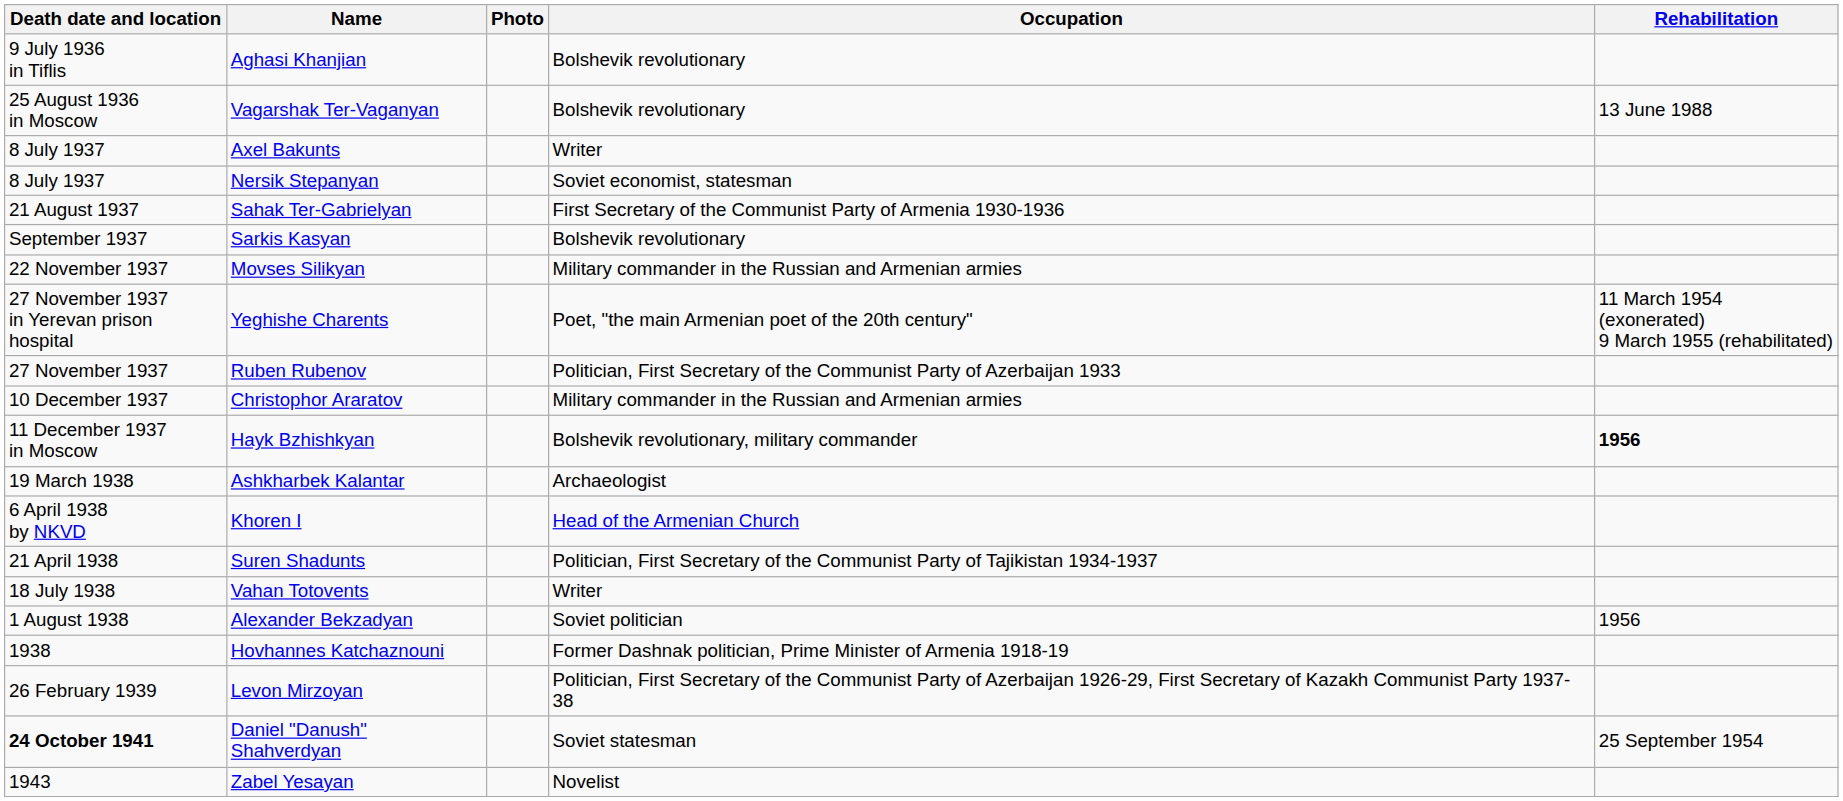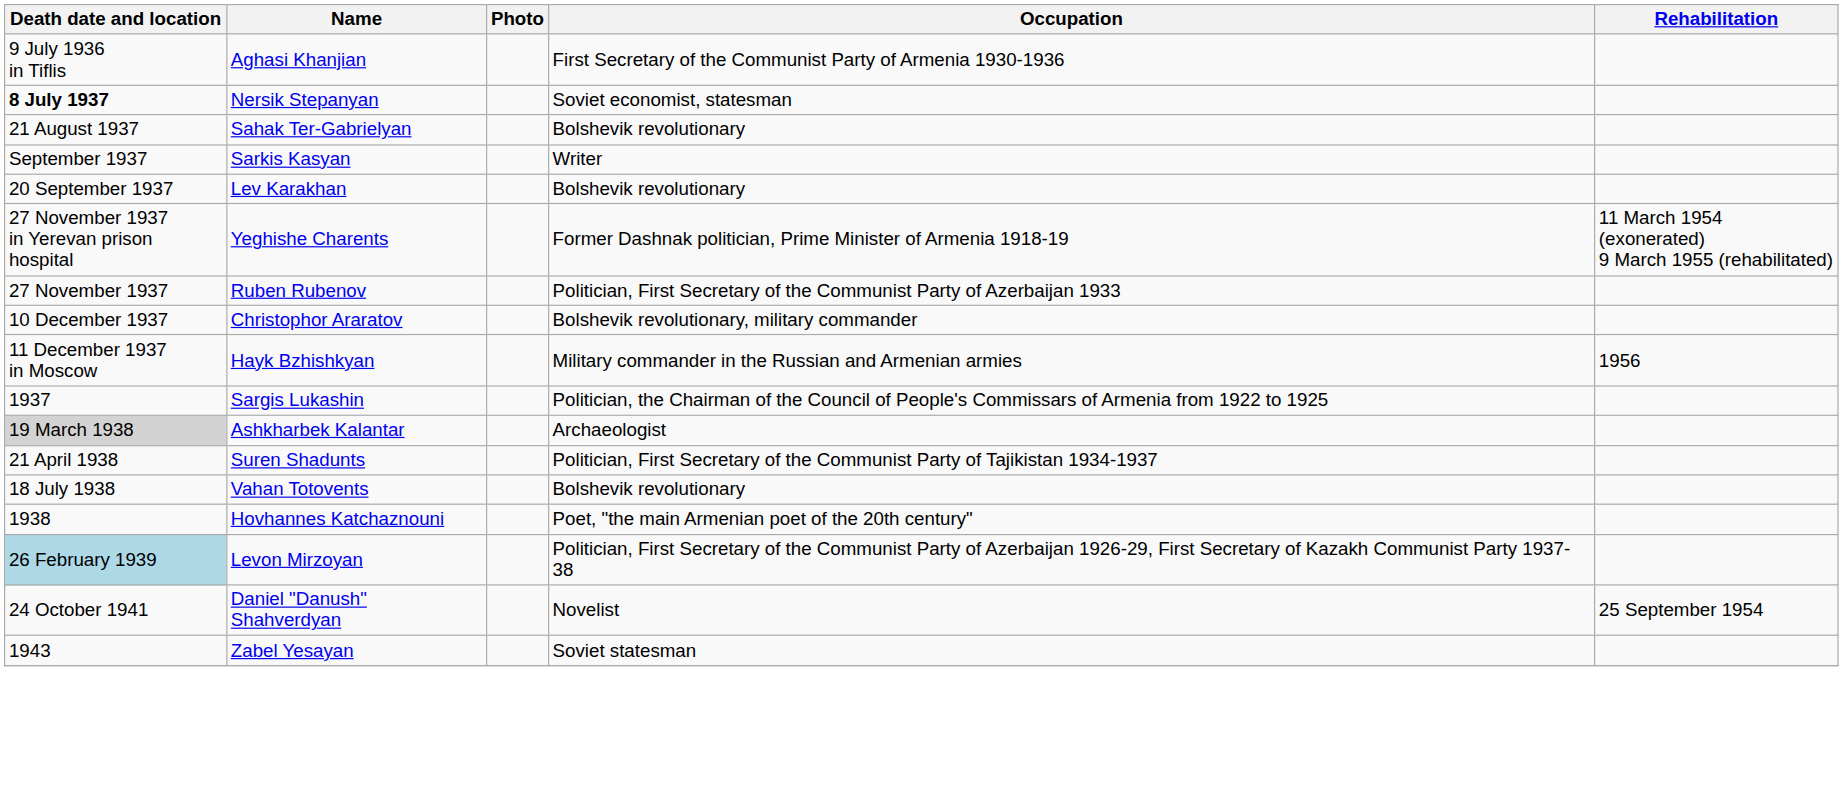(649, 59) Bolshevik revolutionary -> (809, 59) First Secretary of the Communist Party of Armenia 1930-1936
- row: (335, 110)
- row: (285, 150)
(57, 180) normal -> (59, 99) bold
(809, 209) First Secretary of the Communist Party of Armenia 1930-1936 -> (649, 129) Bolshevik revolutionary
(649, 239) Bolshevik revolutionary -> (577, 159) Writer
+ row: (289, 188)
- row: (298, 269)
(763, 320) Poet, "the main Armenian poet of the 20th century" -> (811, 239) Former Dashnak politician, Prime Minister of Armenia 1918-19
(787, 400) Military commander in the Russian and Armenian armies -> (735, 320) Bolshevik revolutionary, military commander
(735, 440) Bolshevik revolutionary, military commander -> (787, 360) Military commander in the Russian and Armenian armies
(1620, 440) bold -> (1620, 360) normal
+ row: (297, 400)
(71, 480) no background -> (71, 430) lightgrey background
- row: (266, 521)
(577, 591) Writer -> (649, 489) Bolshevik revolutionary
- row: (322, 620)
(811, 650) Former Dashnak politician, Prime Minister of Armenia 1918-19 -> (763, 519) Poet, "the main Armenian poet of the 20th century"
(83, 690) no background -> (83, 559) lightblue background
(81, 741) bold -> (79, 610) normal
(624, 741) Soviet statesman -> (586, 610) Novelist
(586, 781) Novelist -> (624, 650) Soviet statesman
